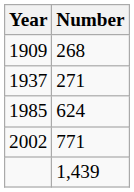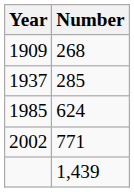(71, 80) 271 -> (71, 80) 285
